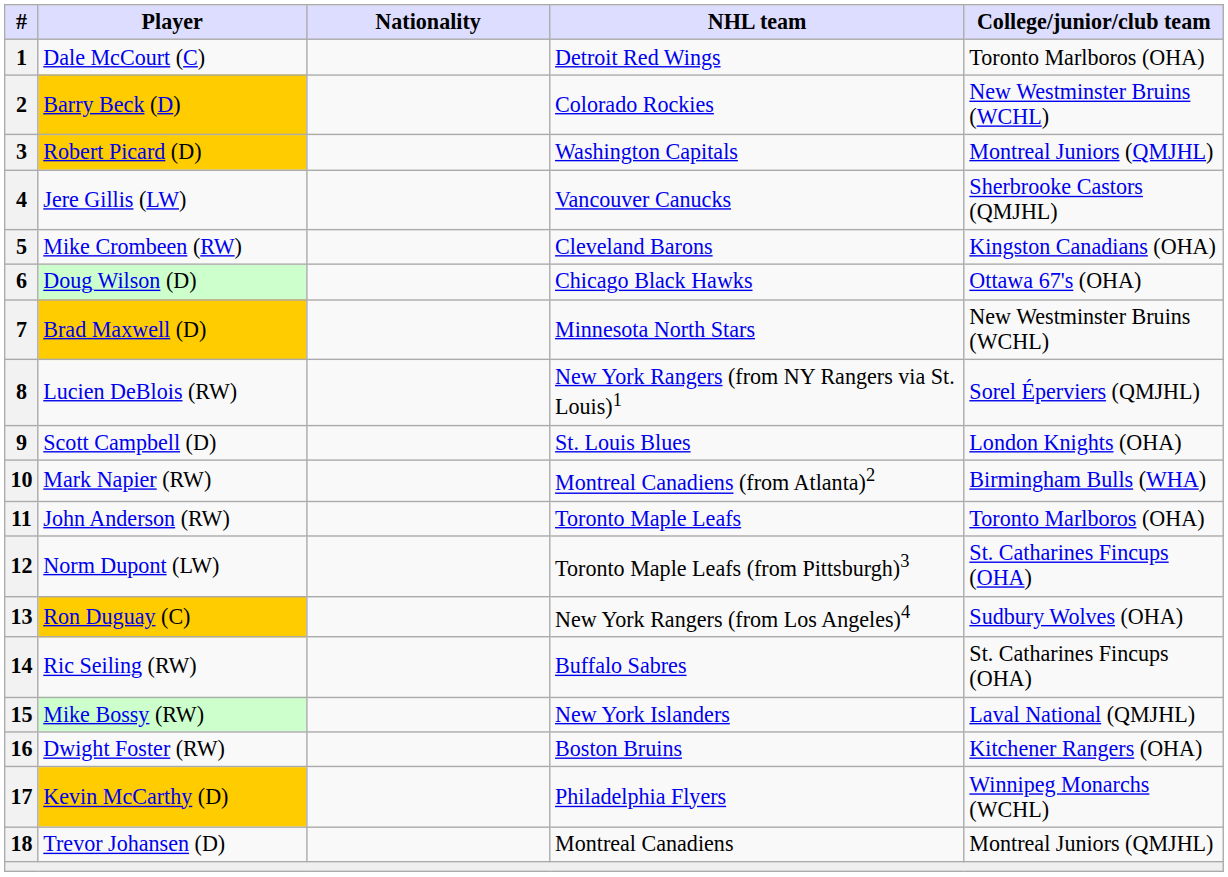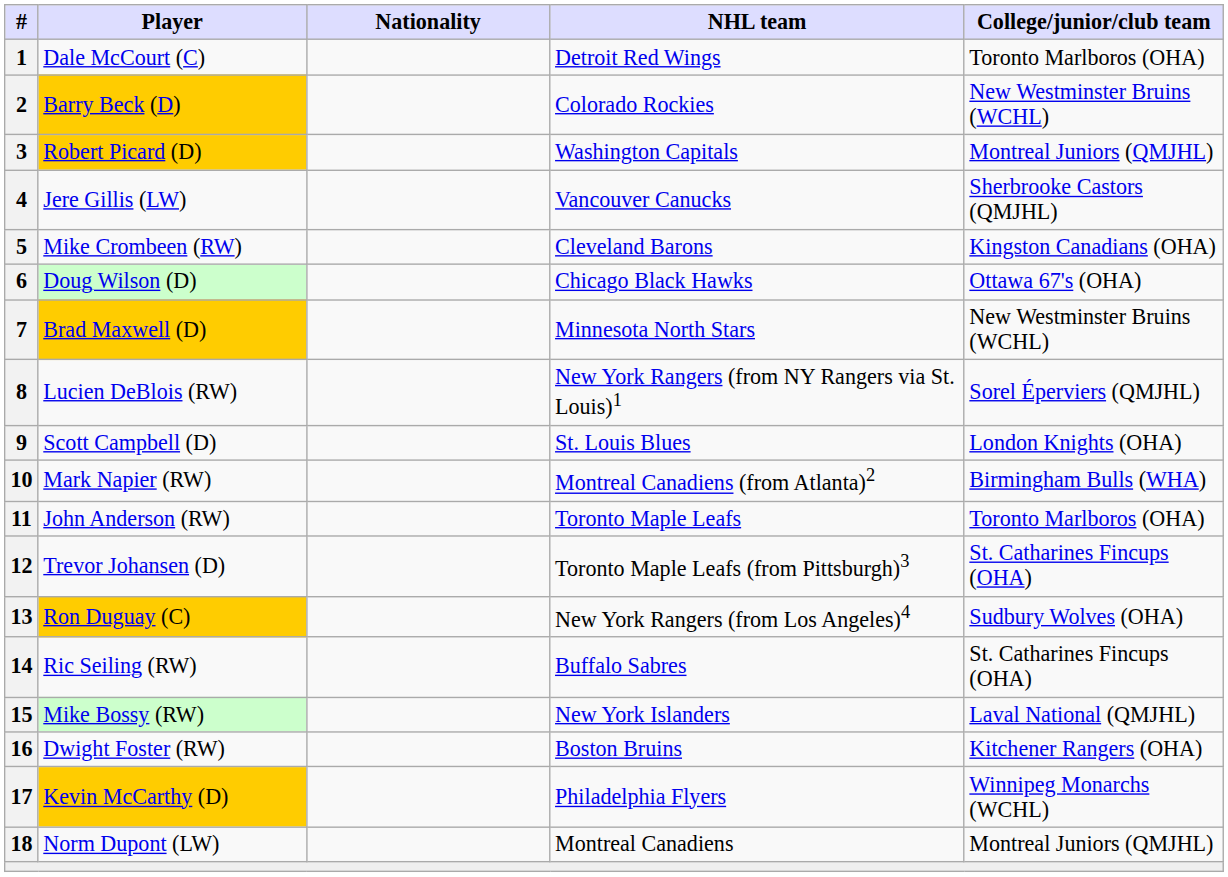(131, 565) Norm Dupont (LW) -> (134, 565) Trevor Johansen (D)
(134, 844) Trevor Johansen (D) -> (131, 844) Norm Dupont (LW)
